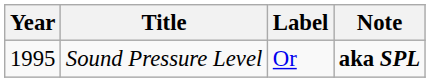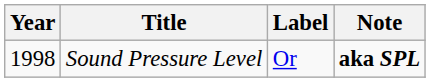(33, 58) 1995 -> (33, 58) 1998
